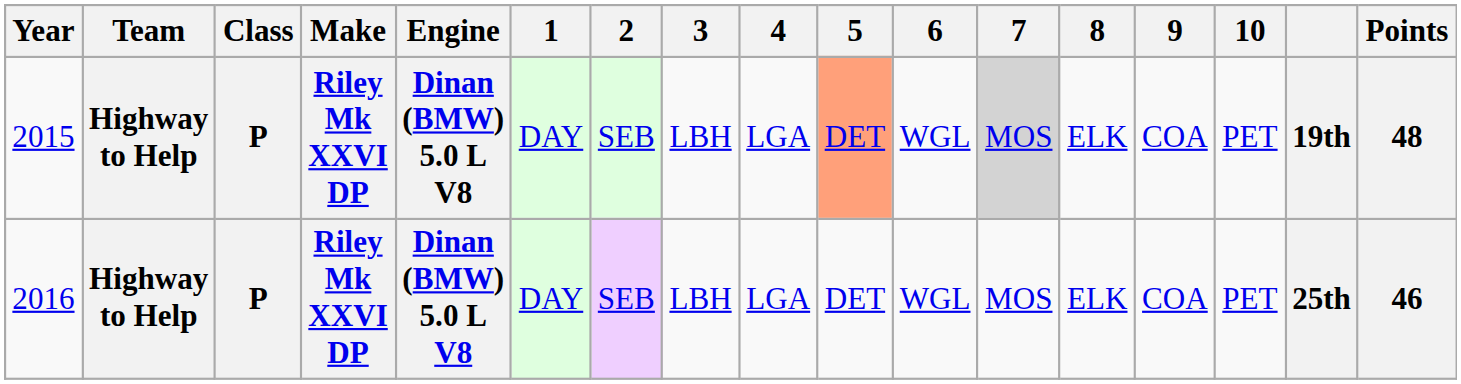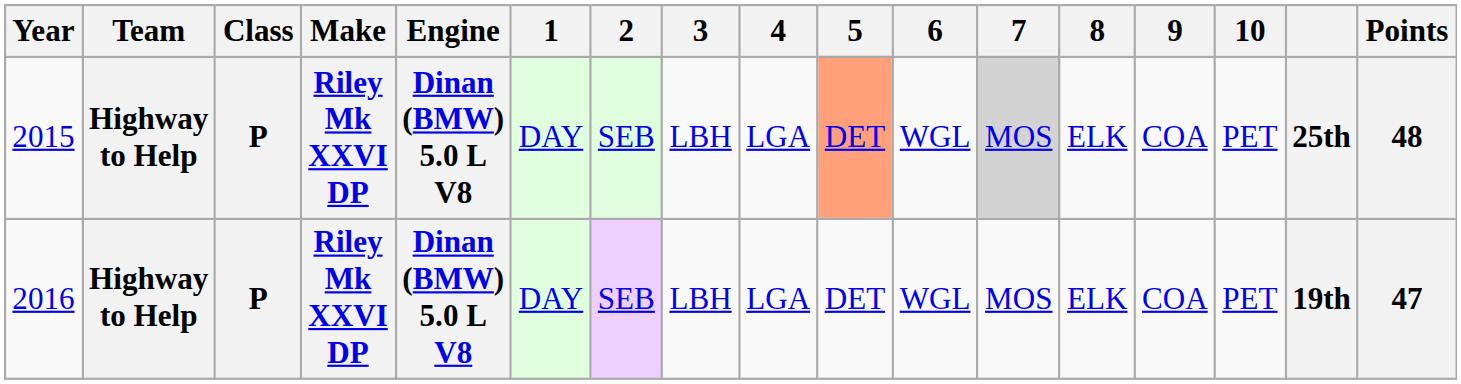(1322, 136) 19th -> (1322, 136) 25th
(1322, 298) 25th -> (1322, 298) 19th
(1407, 298) 46 -> (1407, 298) 47
